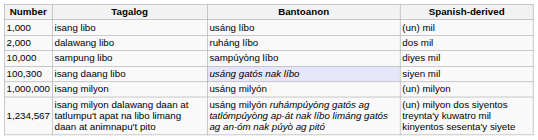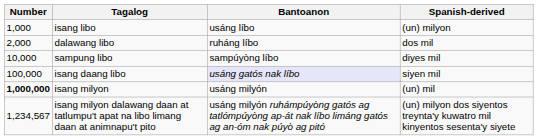(419, 27) (un) mil -> (426, 27) (un) milyon
(24, 74) 100,300 -> (24, 74) 100,000
(28, 89) normal -> (28, 89) bold
(426, 89) (un) milyon -> (419, 89) (un) mil
